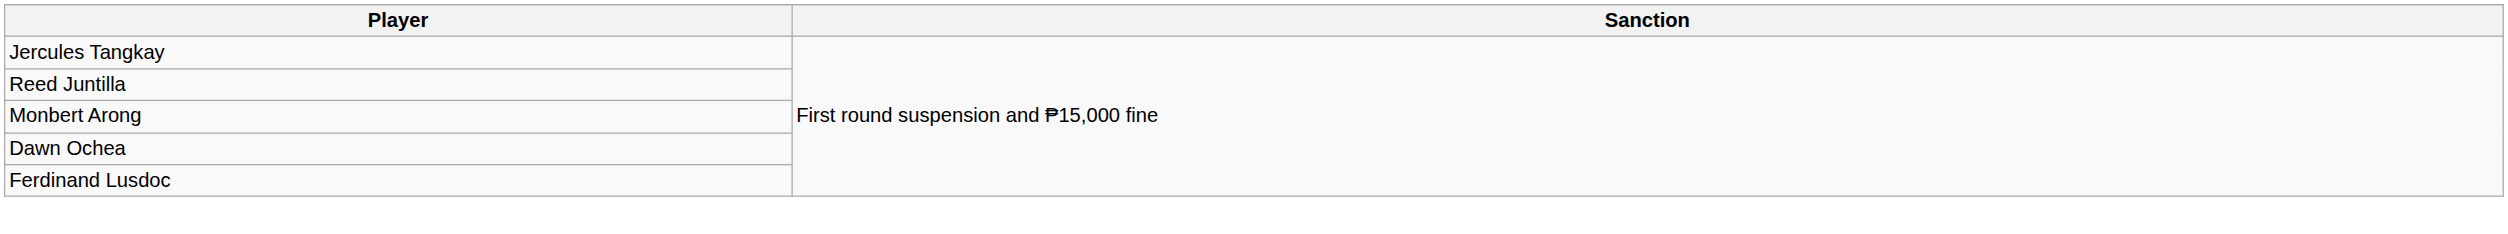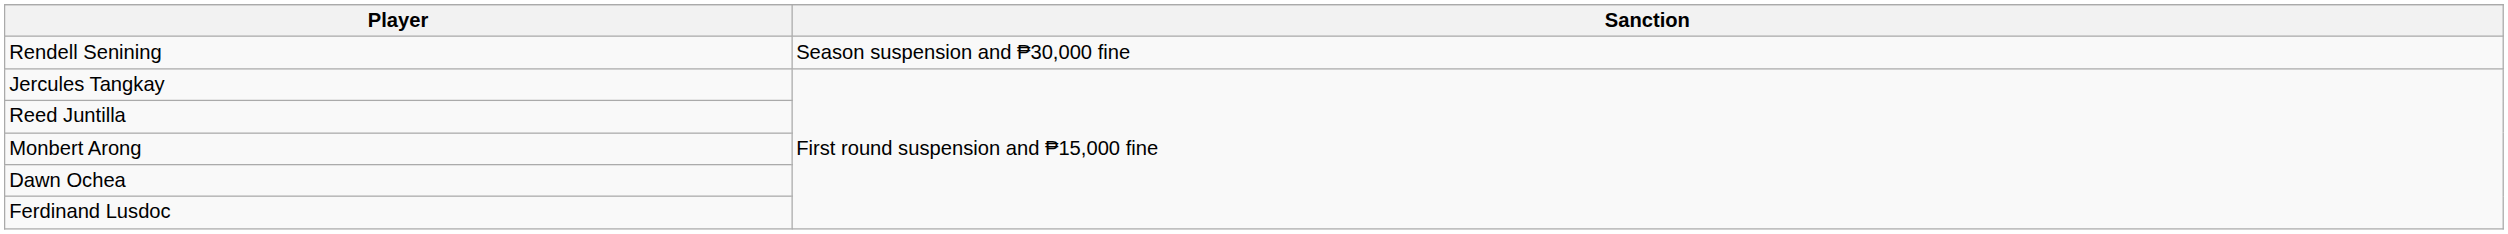+ row: (85, 52)
